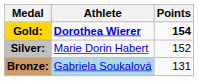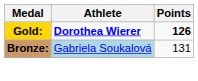(182, 31) 154 -> (182, 31) 126
- row: (28, 48)
